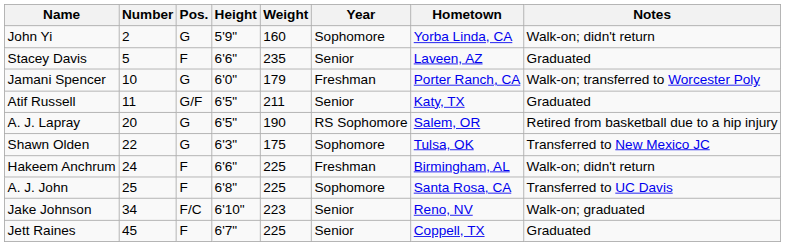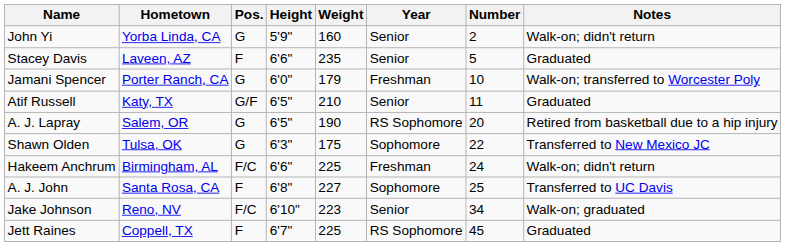columns swapped: (148, 15) <-> (467, 15)
(350, 36) Sophomore -> (389, 36) Senior
(274, 101) 211 -> (330, 101) 210
(184, 166) F -> (246, 166) F/C
(275, 187) 225 -> (330, 187) 227
(334, 230) Senior -> (416, 230) RS Sophomore
